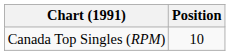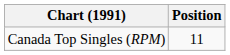(197, 38) 10 -> (197, 38) 11
